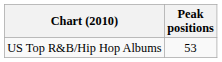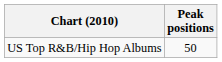(190, 47) 53 -> (190, 47) 50
